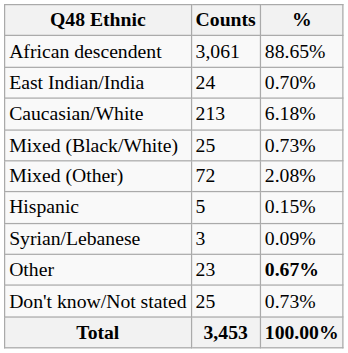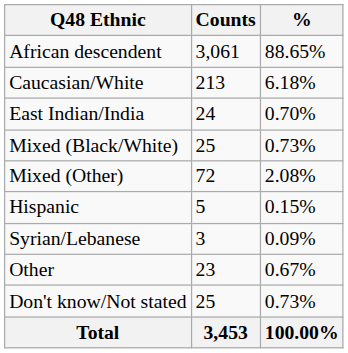rows swapped: (76, 113) <-> (77, 82)
(292, 269) bold -> (290, 269) normal
